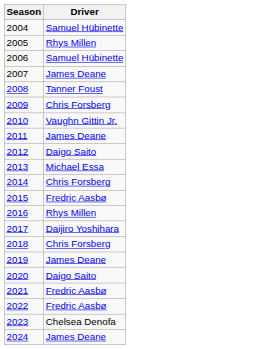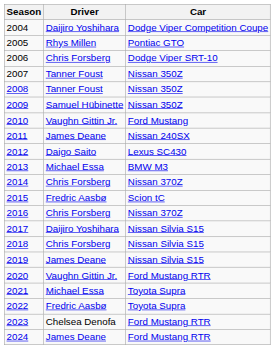+ column: (198, 12)
(85, 27) Samuel Hübinette -> (82, 27) Daijiro Yoshihara
(85, 58) Samuel Hübinette -> (78, 58) Chris Forsberg
(76, 74) James Deane -> (74, 74) Tanner Foust
(78, 105) Chris Forsberg -> (85, 105) Samuel Hübinette
(71, 213) Rhys Millen -> (78, 213) Chris Forsberg
(71, 275) Daigo Saito -> (81, 275) Vaughn Gittin Jr.
(76, 290) Fredric Aasbø -> (75, 290) Michael Essa
